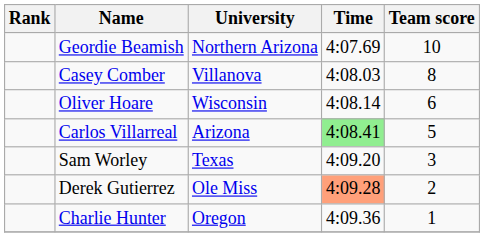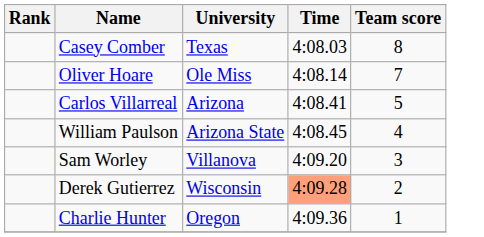- row: (121, 47)
(227, 75) Villanova -> (207, 47) Texas
(229, 103) Wisconsin -> (219, 75) Ole Miss
(432, 103) 6 -> (398, 75) 7
(353, 132) lightgreen background -> (320, 103) no background
+ row: (118, 132)
(213, 160) Texas -> (221, 160) Villanova
(225, 189) Ole Miss -> (224, 189) Wisconsin
